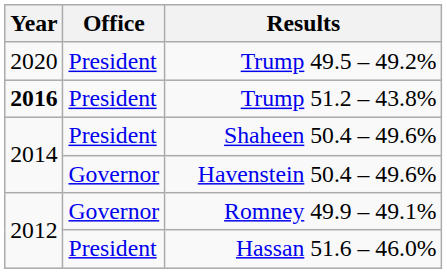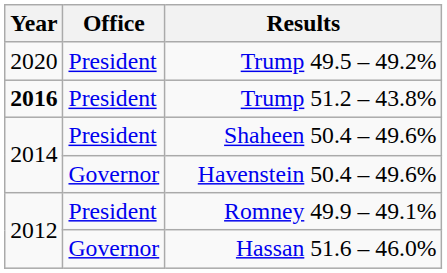(114, 211) Governor -> (113, 211) President
(113, 248) President -> (114, 248) Governor
